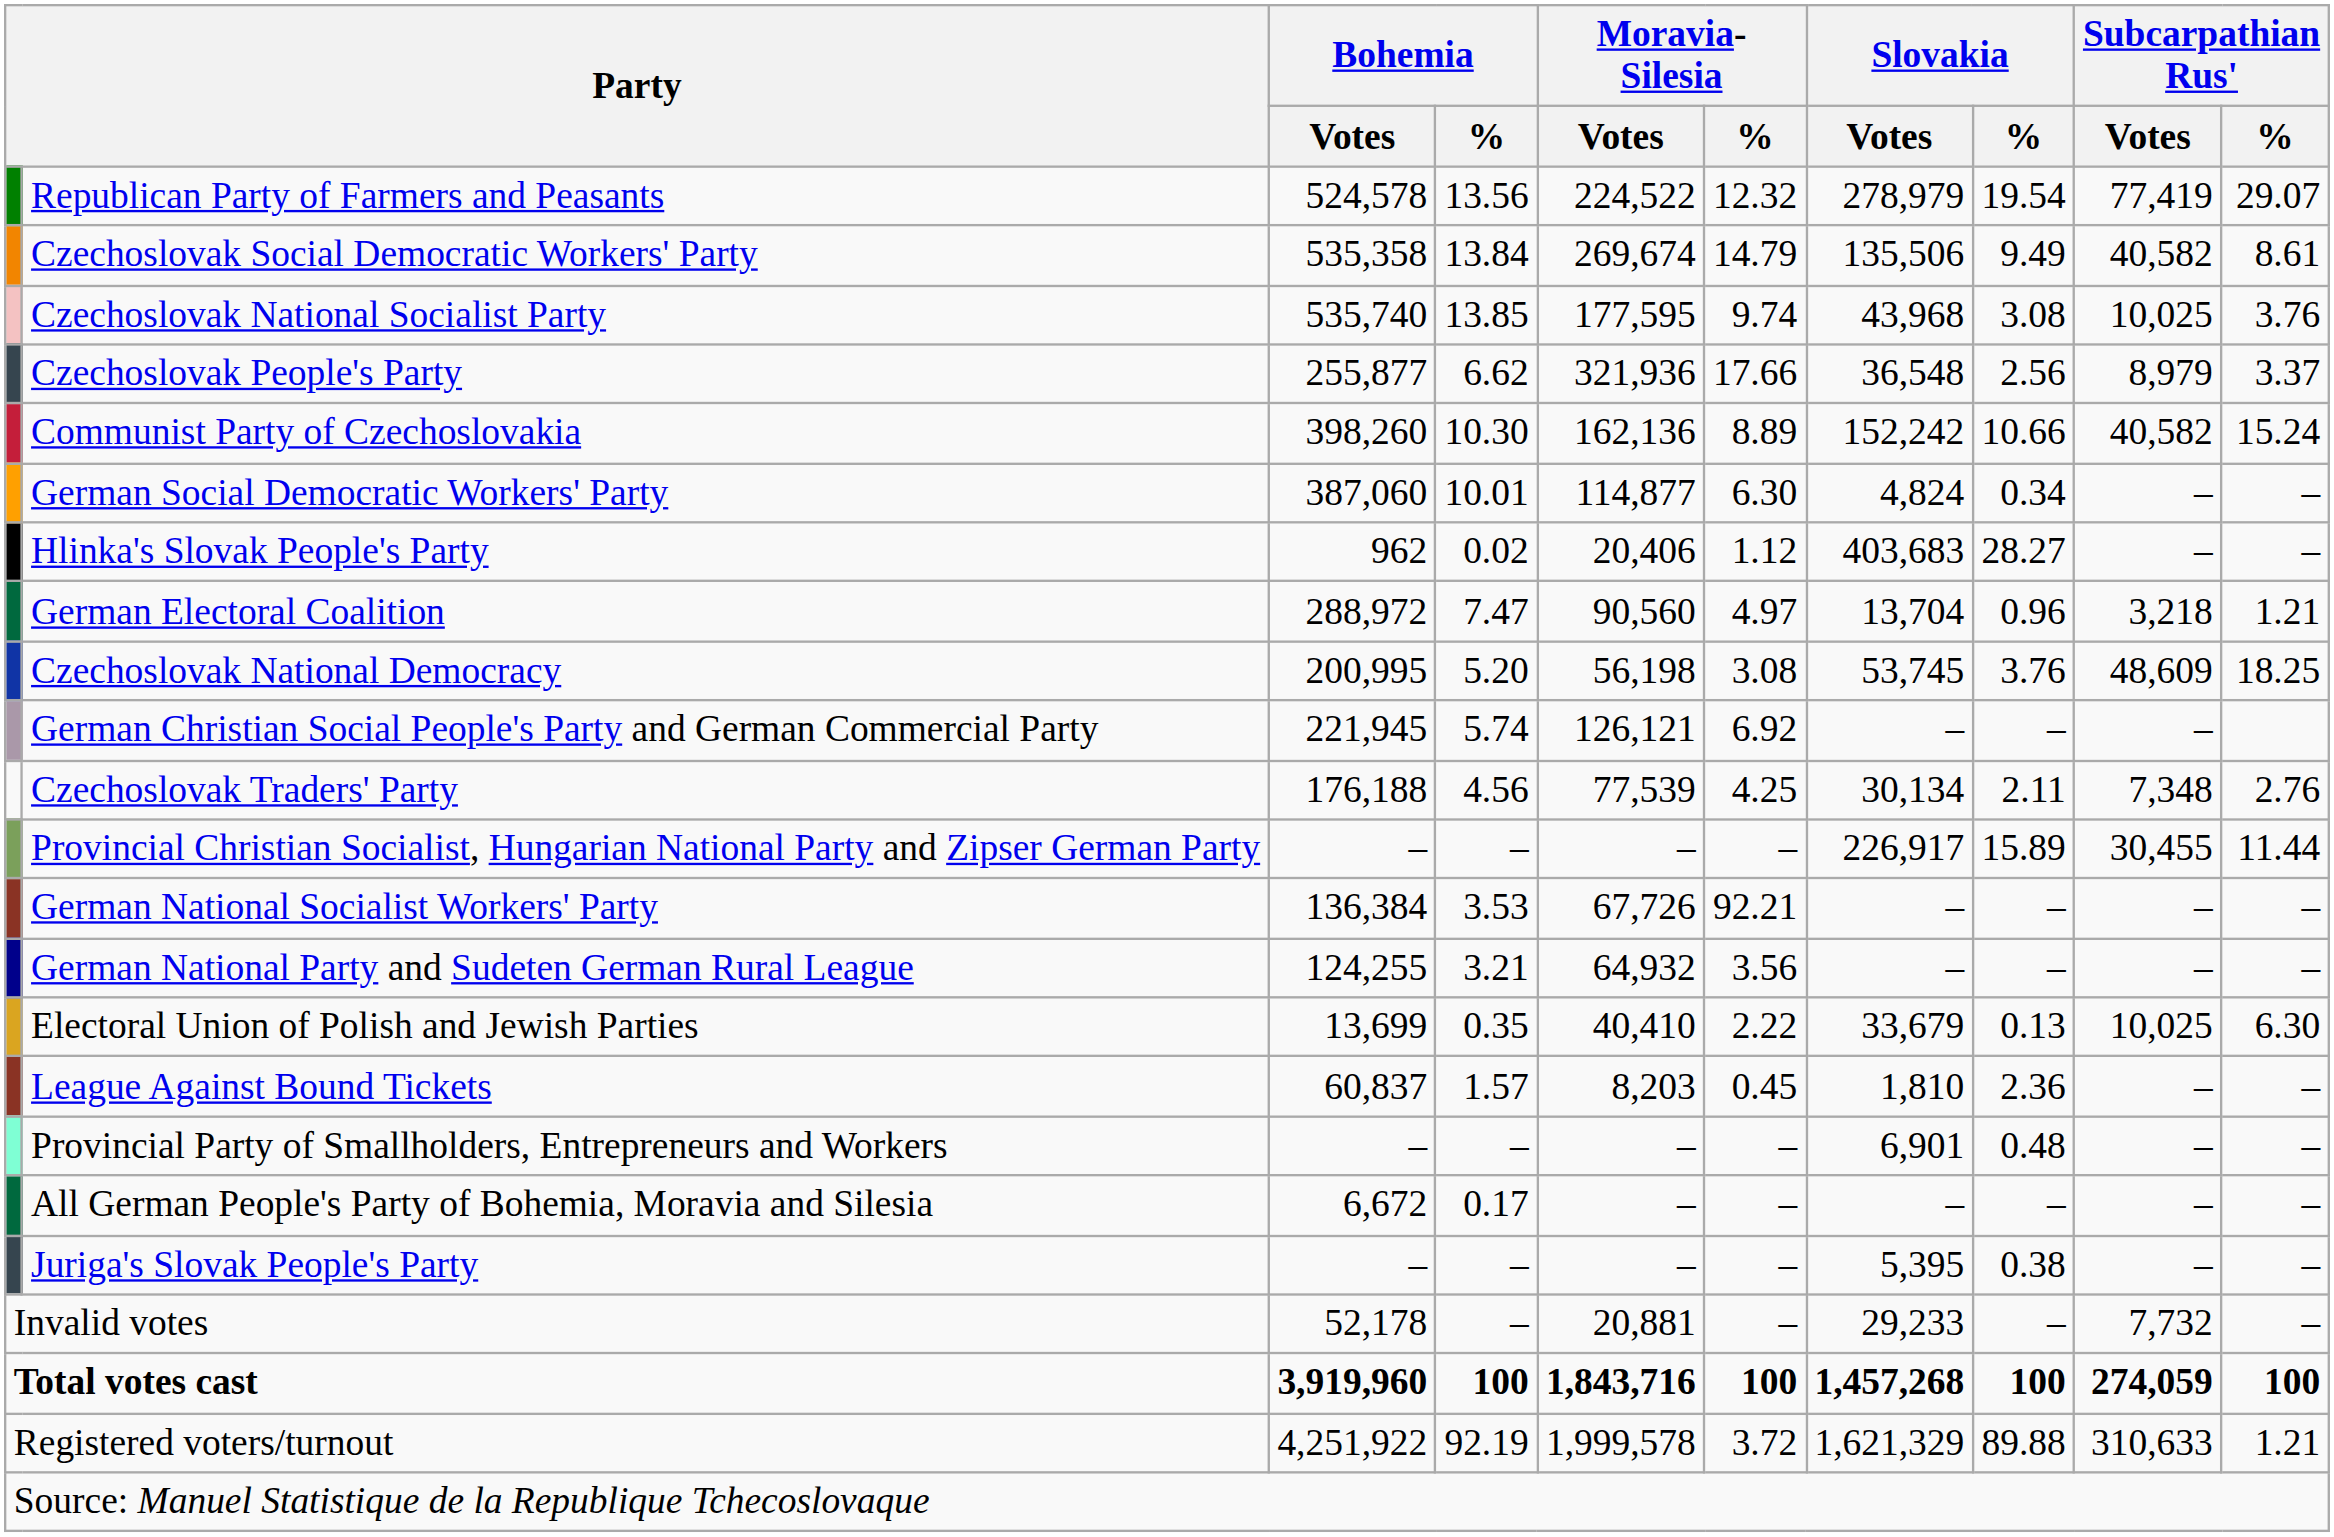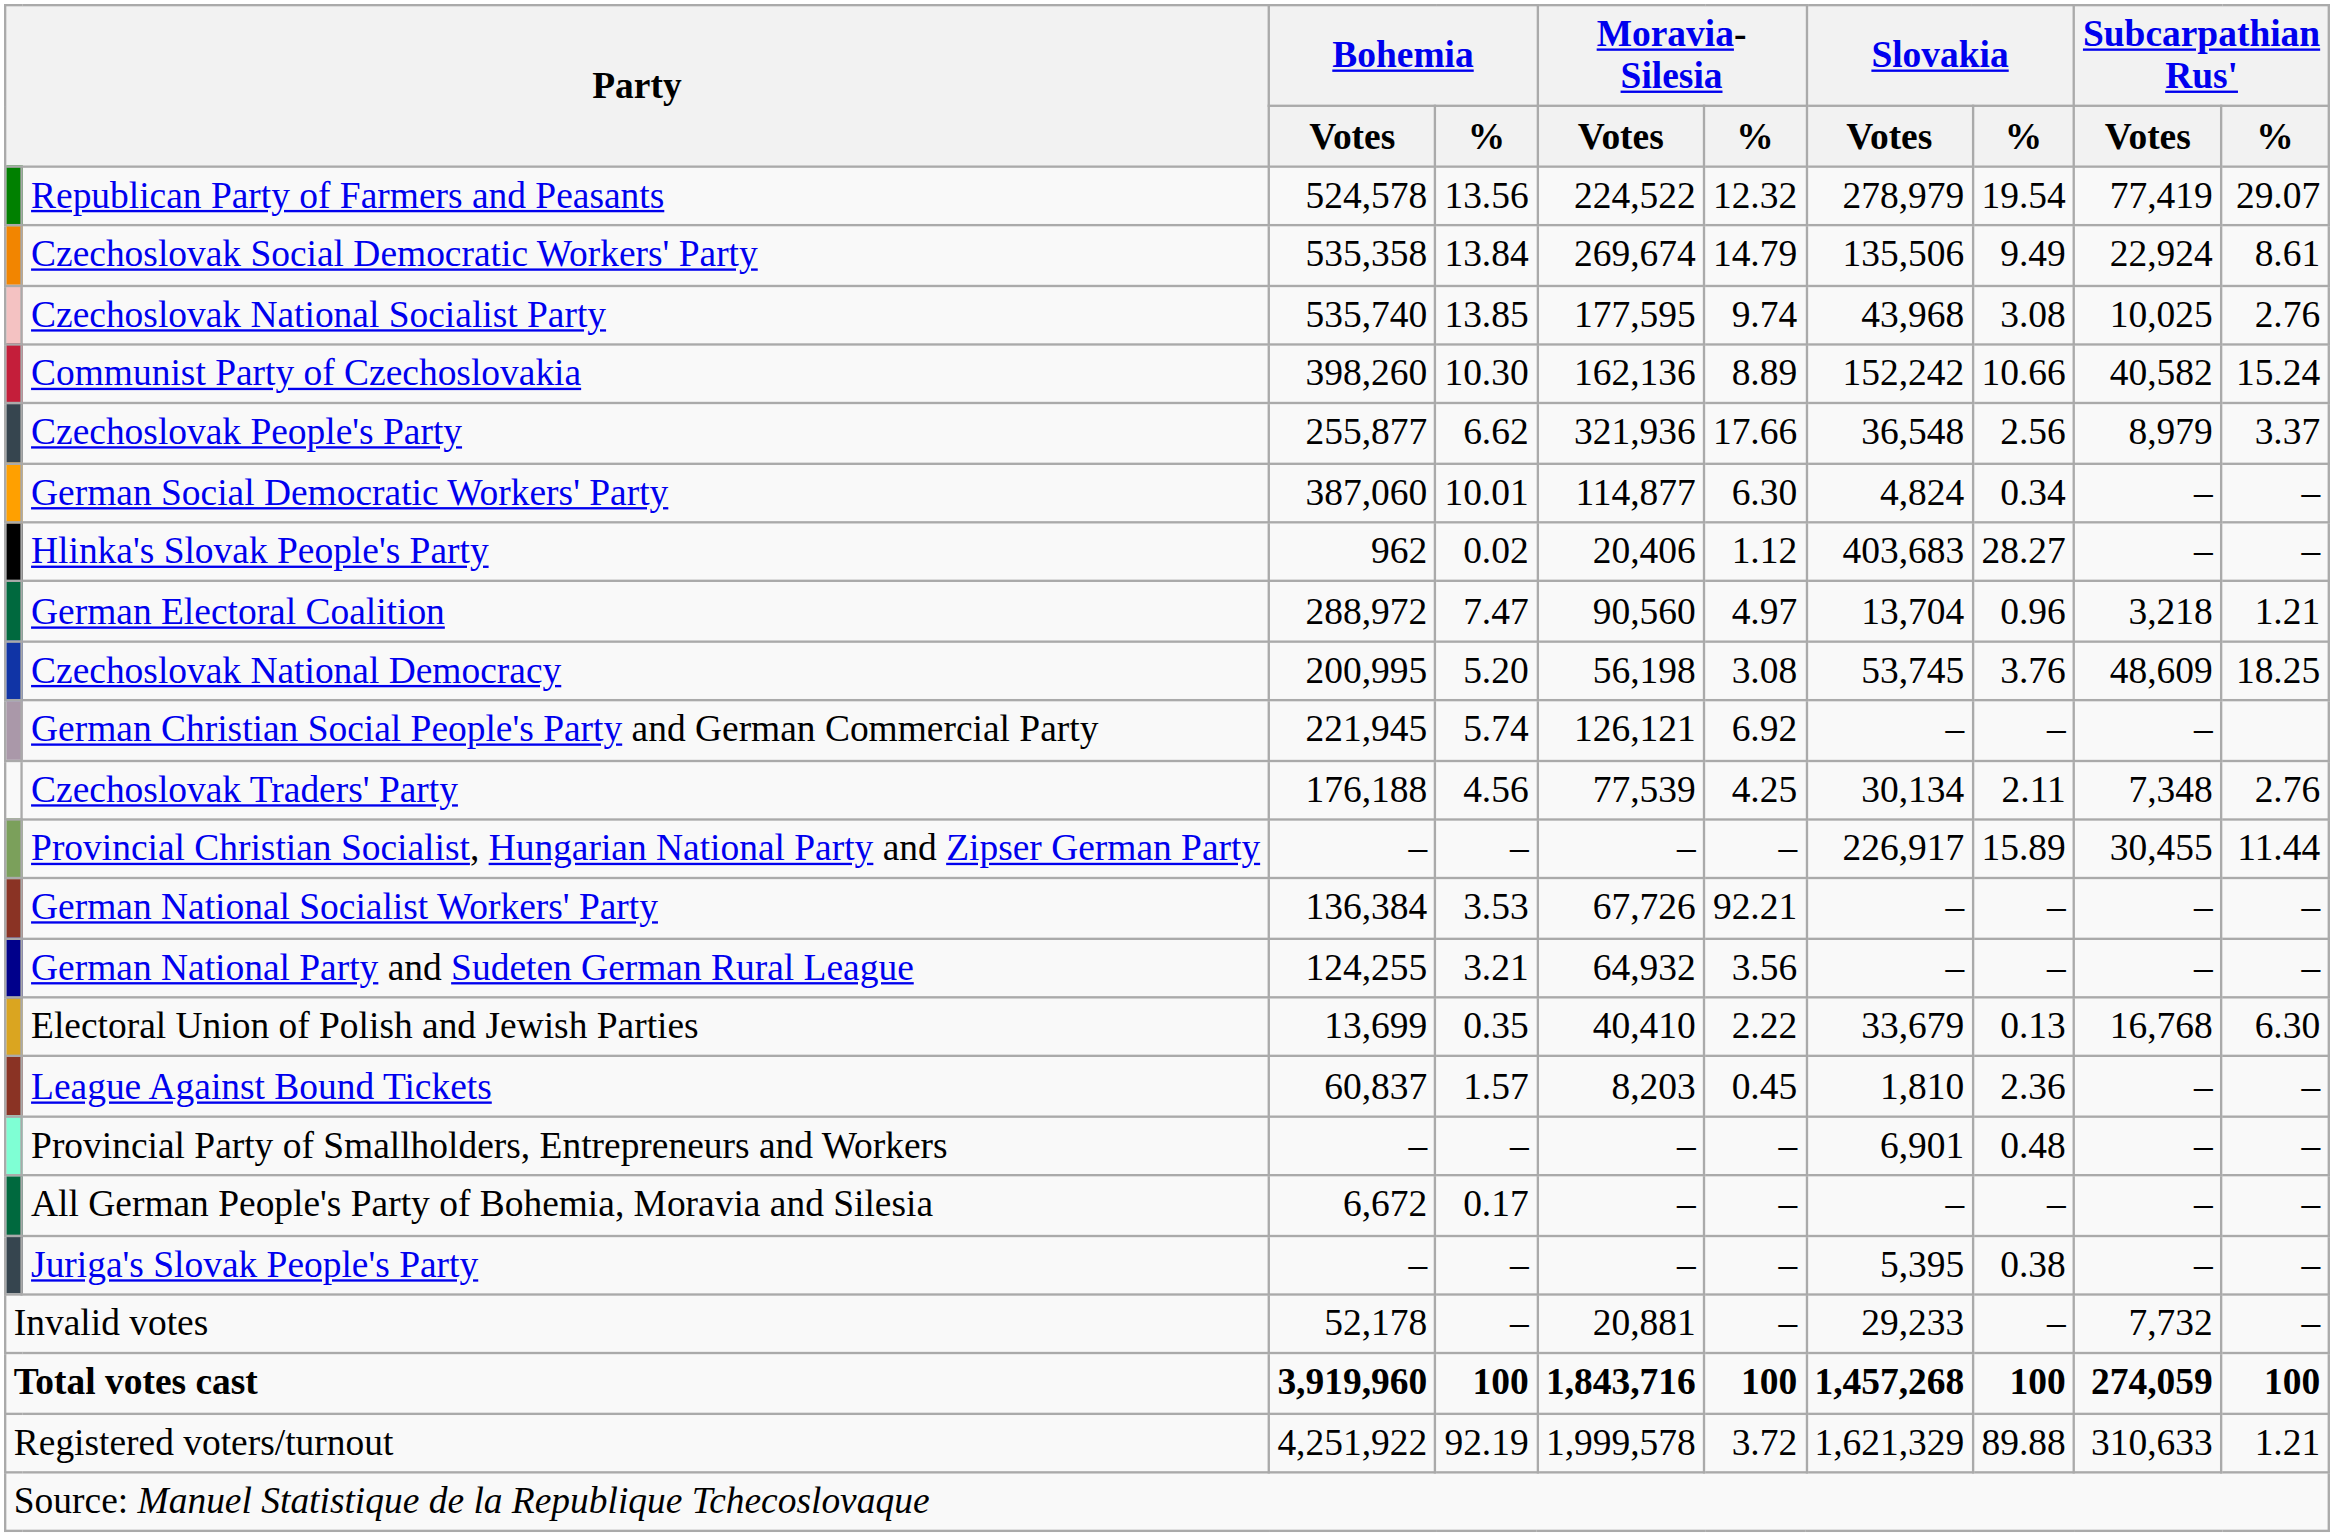(2161, 254) 40,582 -> (2161, 254) 22,924
(2287, 313) 3.76 -> (2287, 313) 2.76
rows swapped: (306, 432) <-> (247, 373)
(2161, 1026) 10,025 -> (2161, 1026) 16,768
